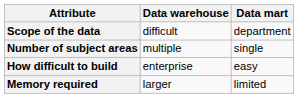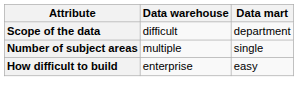- row: (52, 84)
